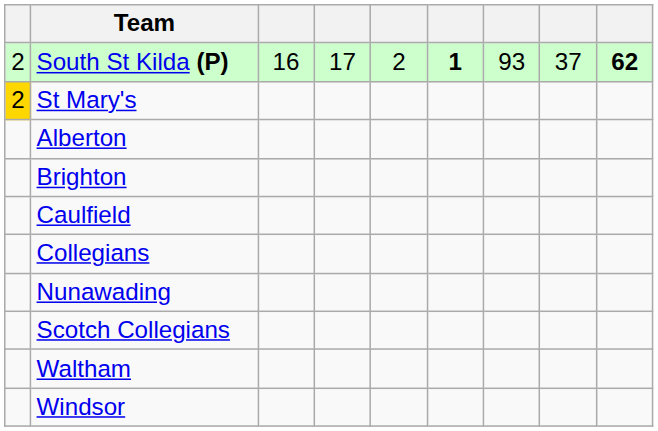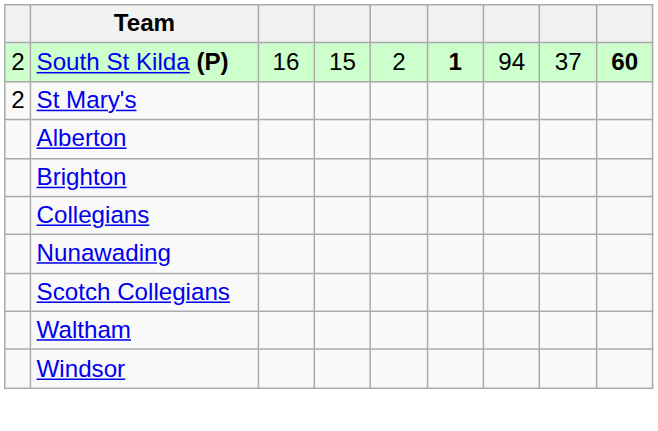(342, 61) 17 -> (342, 61) 15
(512, 61) 93 -> (512, 61) 94
(625, 61) 62 -> (625, 61) 60
(18, 100) gold background -> (18, 100) no background
- row: (84, 215)
